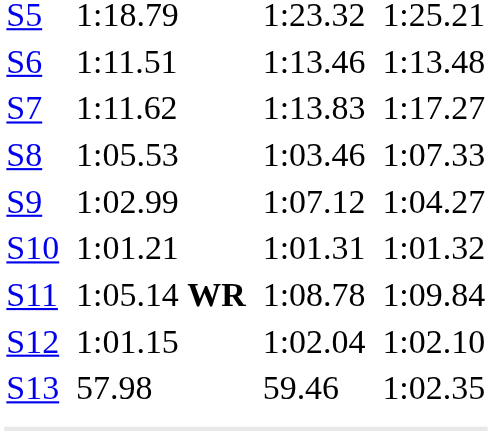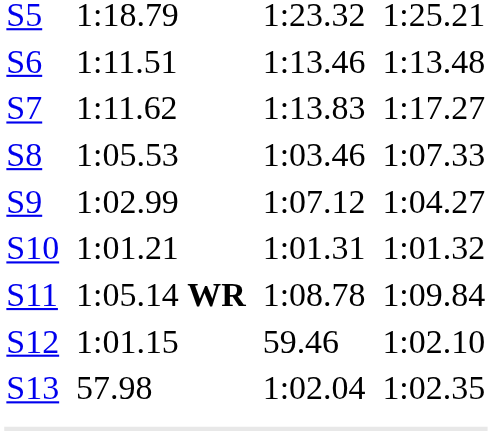(314, 341) 1:02.04 -> (301, 341) 59.46
(301, 387) 59.46 -> (314, 387) 1:02.04
